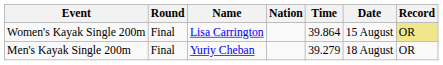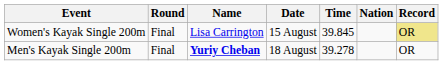columns swapped: (286, 13) <-> (369, 13)
(324, 32) 39.864 -> (338, 32) 39.845
(222, 50) normal -> (225, 50) bold
(324, 50) 39.279 -> (338, 50) 39.278
